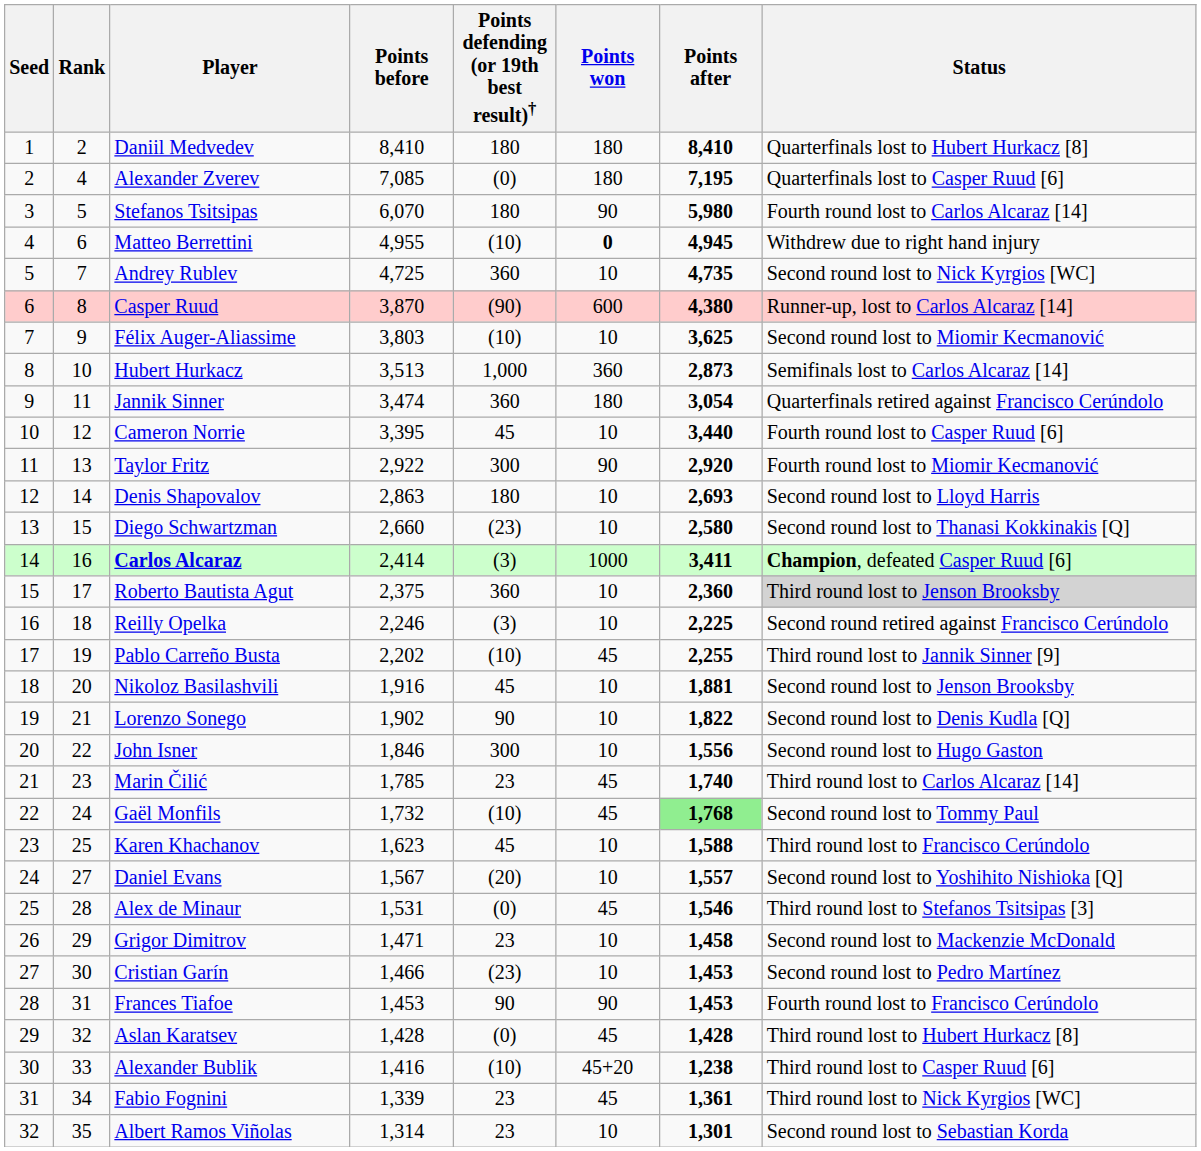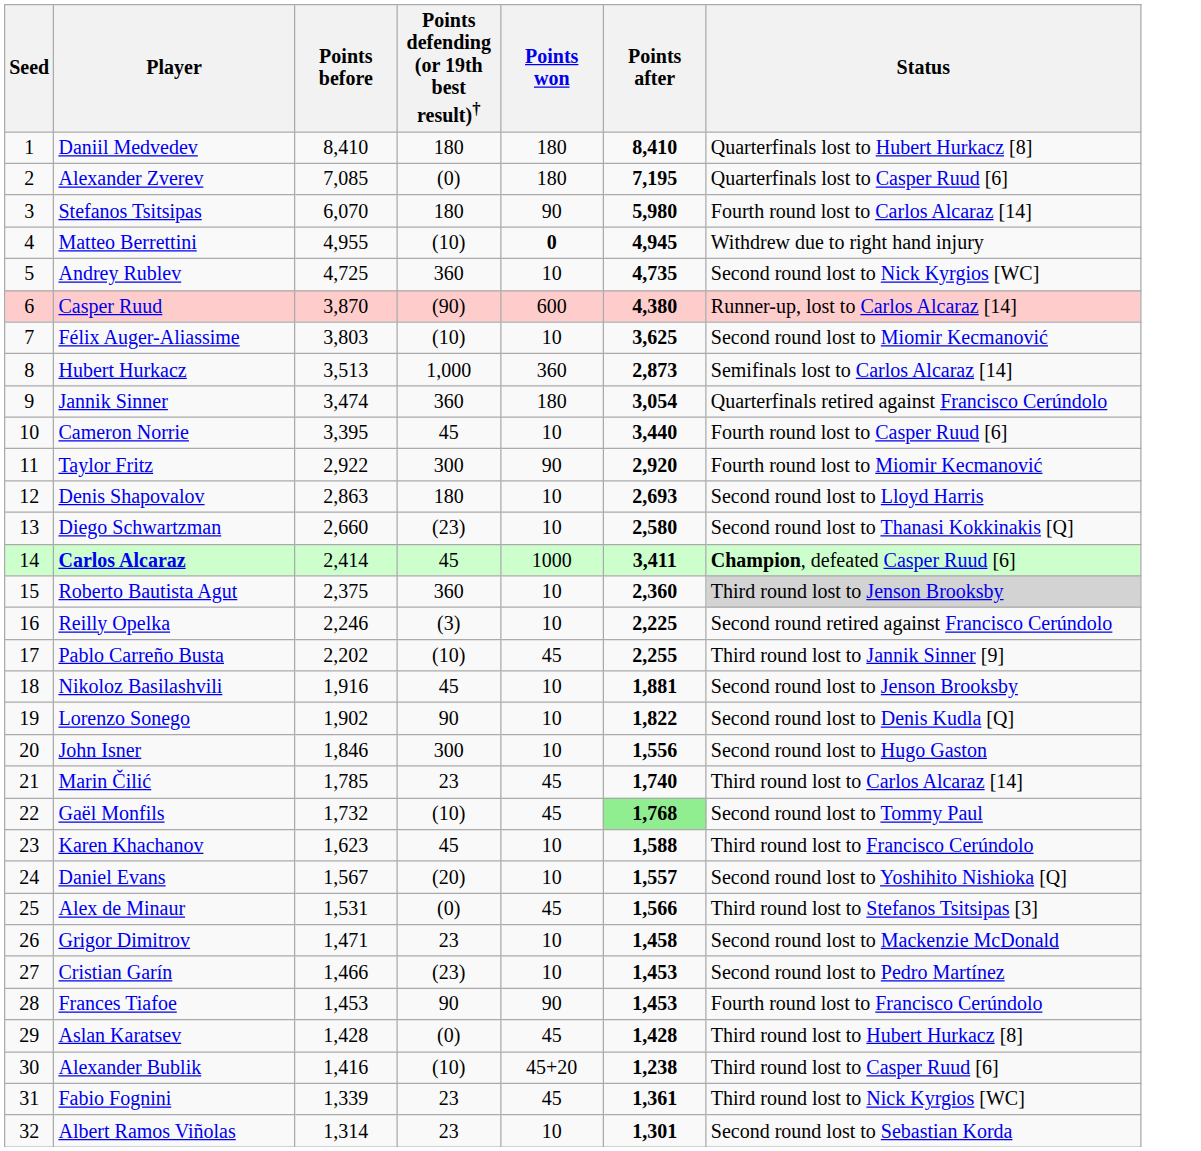- column: (82, 68)
(505, 559) (3) -> (449, 559) 45
(711, 908) 1,546 -> (655, 908) 1,566
